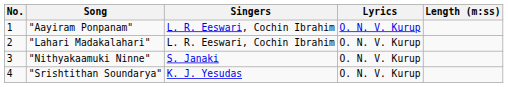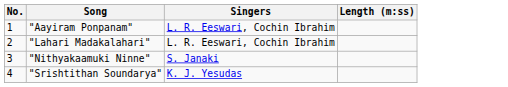- column: (380, 13)
